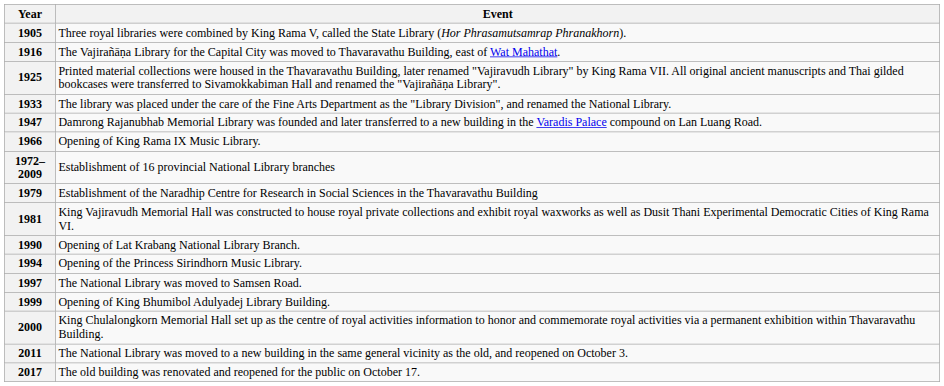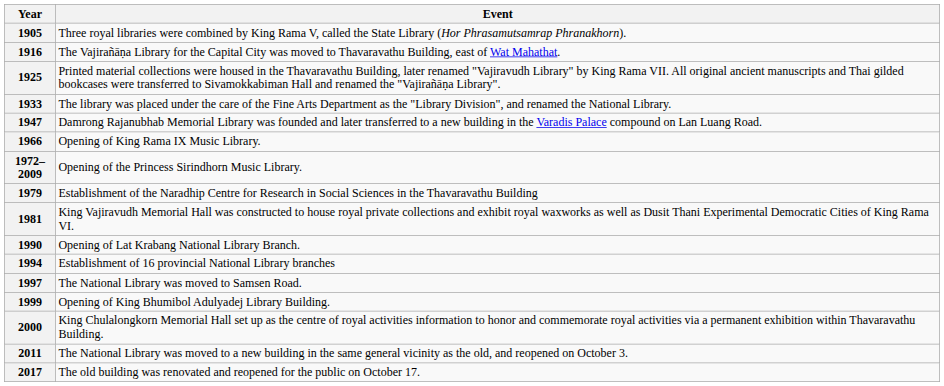(197, 167) Establishment of 16 provincial National Library branches -> (180, 167) Opening of the Princess Sirindhorn Music Library.
(180, 263) Opening of the Princess Sirindhorn Music Library. -> (197, 263) Establishment of 16 provincial National Library branches
